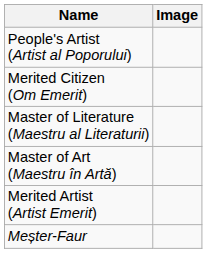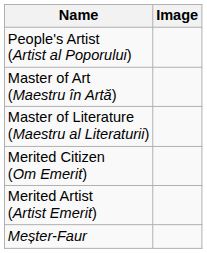rows swapped: (62, 165) <-> (56, 86)
